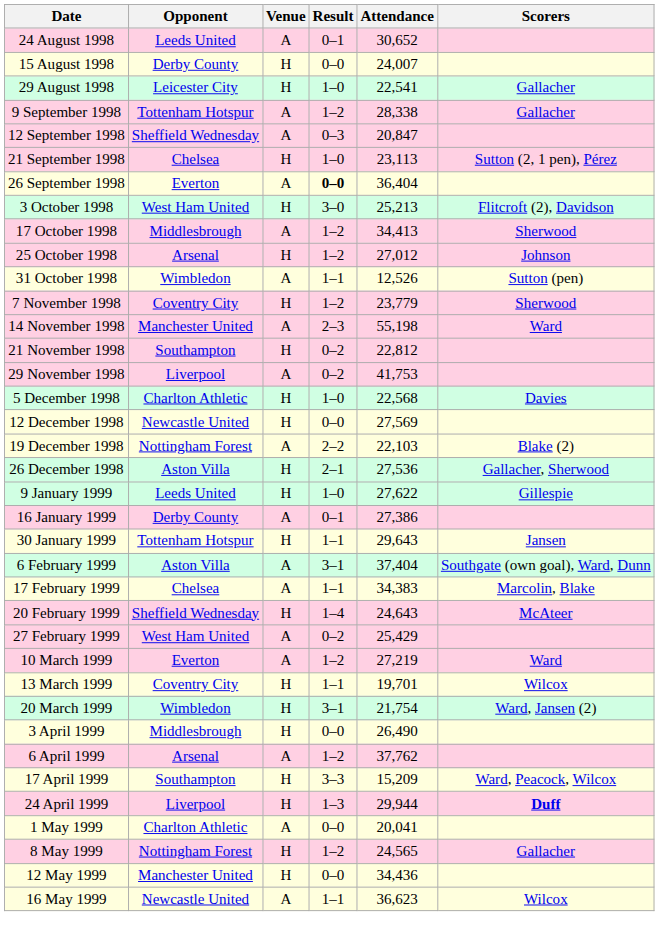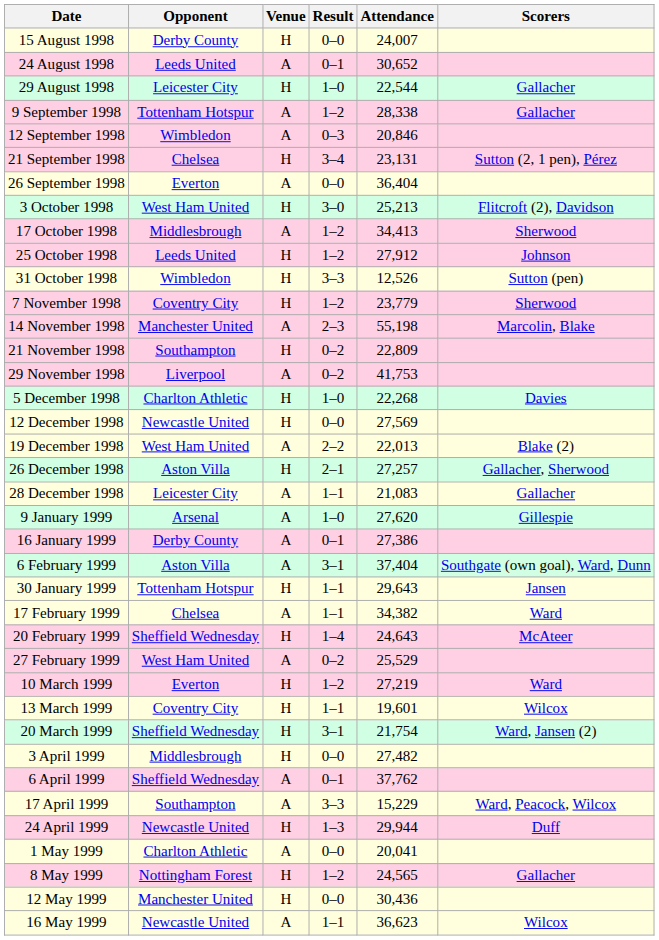rows swapped: (66, 64) <-> (66, 40)
(397, 87) 22,541 -> (397, 87) 22,544
(195, 135) Sheffield Wednesday -> (195, 135) Wimbledon
(397, 135) 20,847 -> (397, 135) 20,846
(333, 159) 1–0 -> (333, 159) 3–4
(397, 159) 23,113 -> (397, 159) 23,131
(333, 183) bold -> (333, 183) normal
(195, 254) Arsenal -> (195, 254) Leeds United
(397, 254) 27,012 -> (397, 254) 27,912
(286, 278) A -> (286, 278) H
(333, 278) 1–1 -> (333, 278) 3–3
(546, 326) Ward -> (546, 326) Marcolin, Blake
(397, 350) 22,812 -> (397, 350) 22,809
(397, 398) 22,568 -> (397, 398) 22,268
(195, 445) Nottingham Forest -> (195, 445) West Ham United
(397, 445) 22,103 -> (397, 445) 22,013
(397, 469) 27,536 -> (397, 469) 27,257
+ row: (66, 493)
(195, 493) Leeds United -> (195, 517) Arsenal
(286, 493) H -> (286, 517) A
(397, 493) 27,622 -> (397, 517) 27,620
rows swapped: (66, 541) <-> (66, 565)
(397, 588) 34,383 -> (397, 612) 34,382
(546, 588) Marcolin, Blake -> (546, 612) Ward
(397, 636) 25,429 -> (397, 660) 25,529
(286, 660) A -> (286, 684) H
(397, 684) 19,701 -> (397, 708) 19,601
(195, 708) Wimbledon -> (195, 732) Sheffield Wednesday
(397, 732) 26,490 -> (397, 755) 27,482
(195, 755) Arsenal -> (195, 779) Sheffield Wednesday
(333, 755) 1–2 -> (333, 779) 0–1
(286, 779) H -> (286, 803) A
(397, 779) 15,209 -> (397, 803) 15,229
(195, 803) Liverpool -> (195, 827) Newcastle United
(546, 803) bold -> (546, 827) normal
(397, 875) 34,436 -> (397, 898) 30,436
